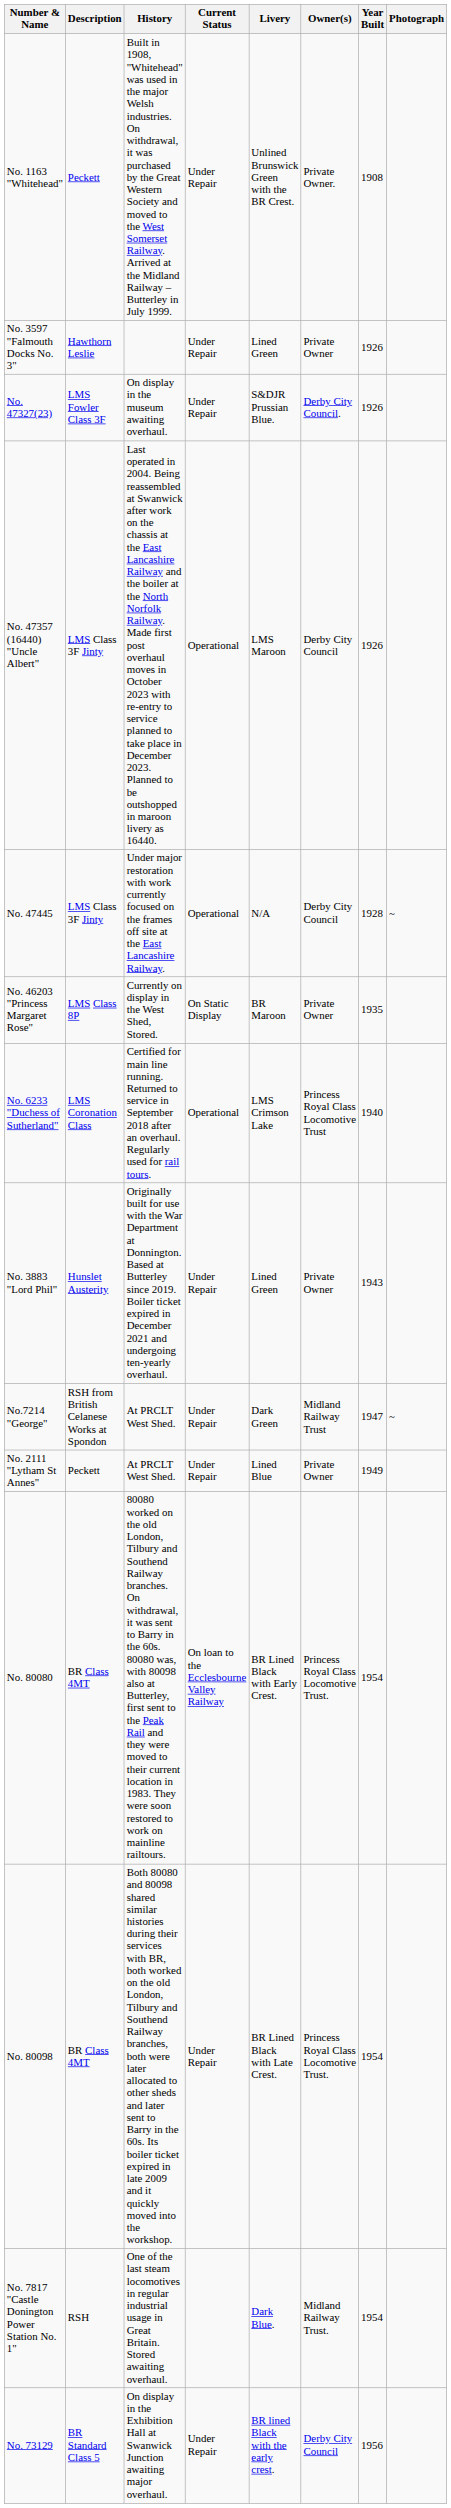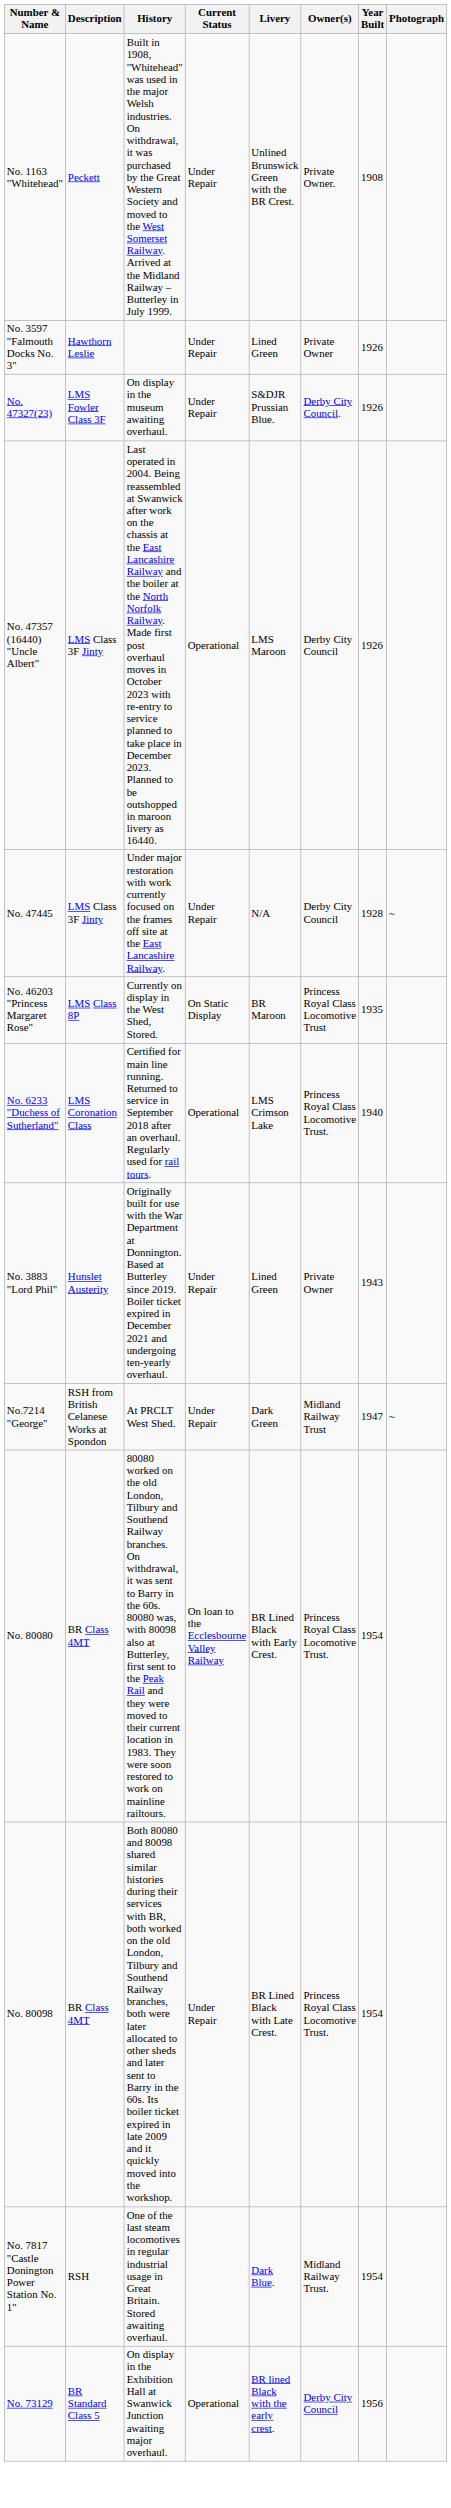(213, 913) Operational -> (202, 913) Under Repair
(319, 1010) Private Owner -> (330, 1010) Princess Royal Class Locomotive Trust
(330, 1113) Princess Royal Class Locomotive Trust -> (330, 1113) Princess Royal Class Locomotive Trust.
- row: (32, 1470)
(202, 2445) Under Repair -> (213, 2403) Operational
